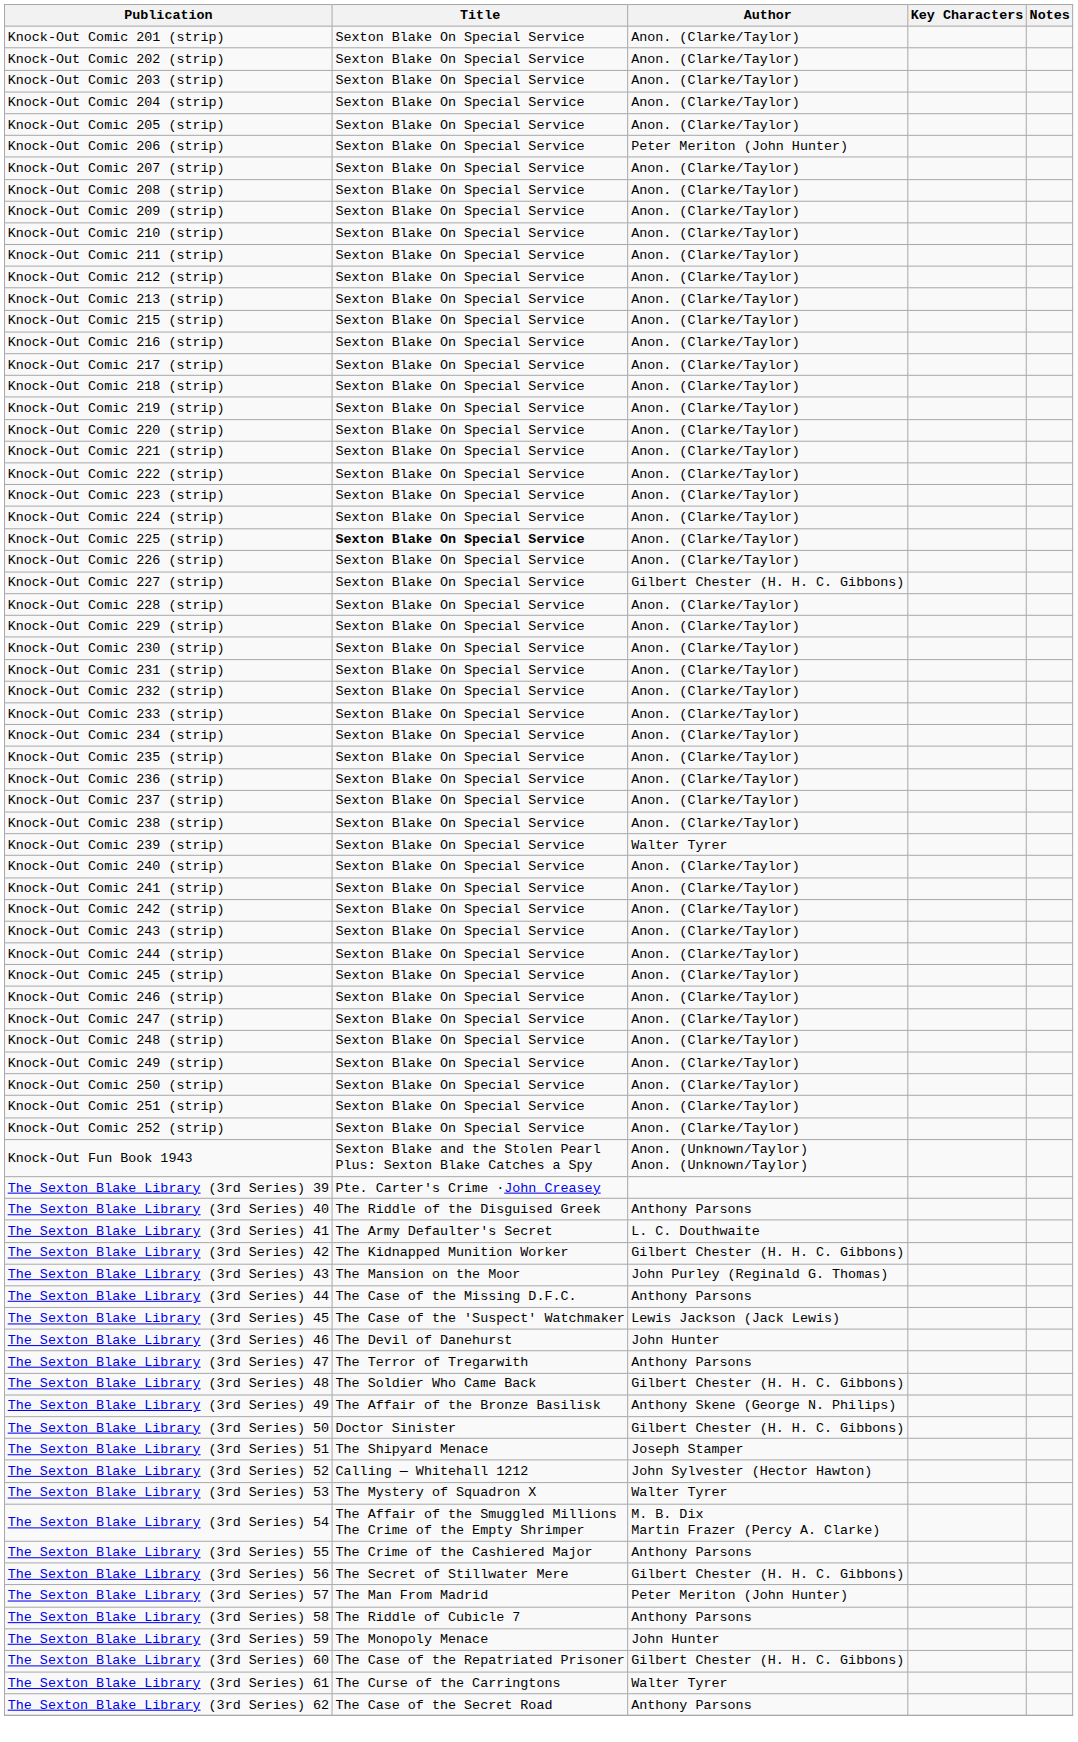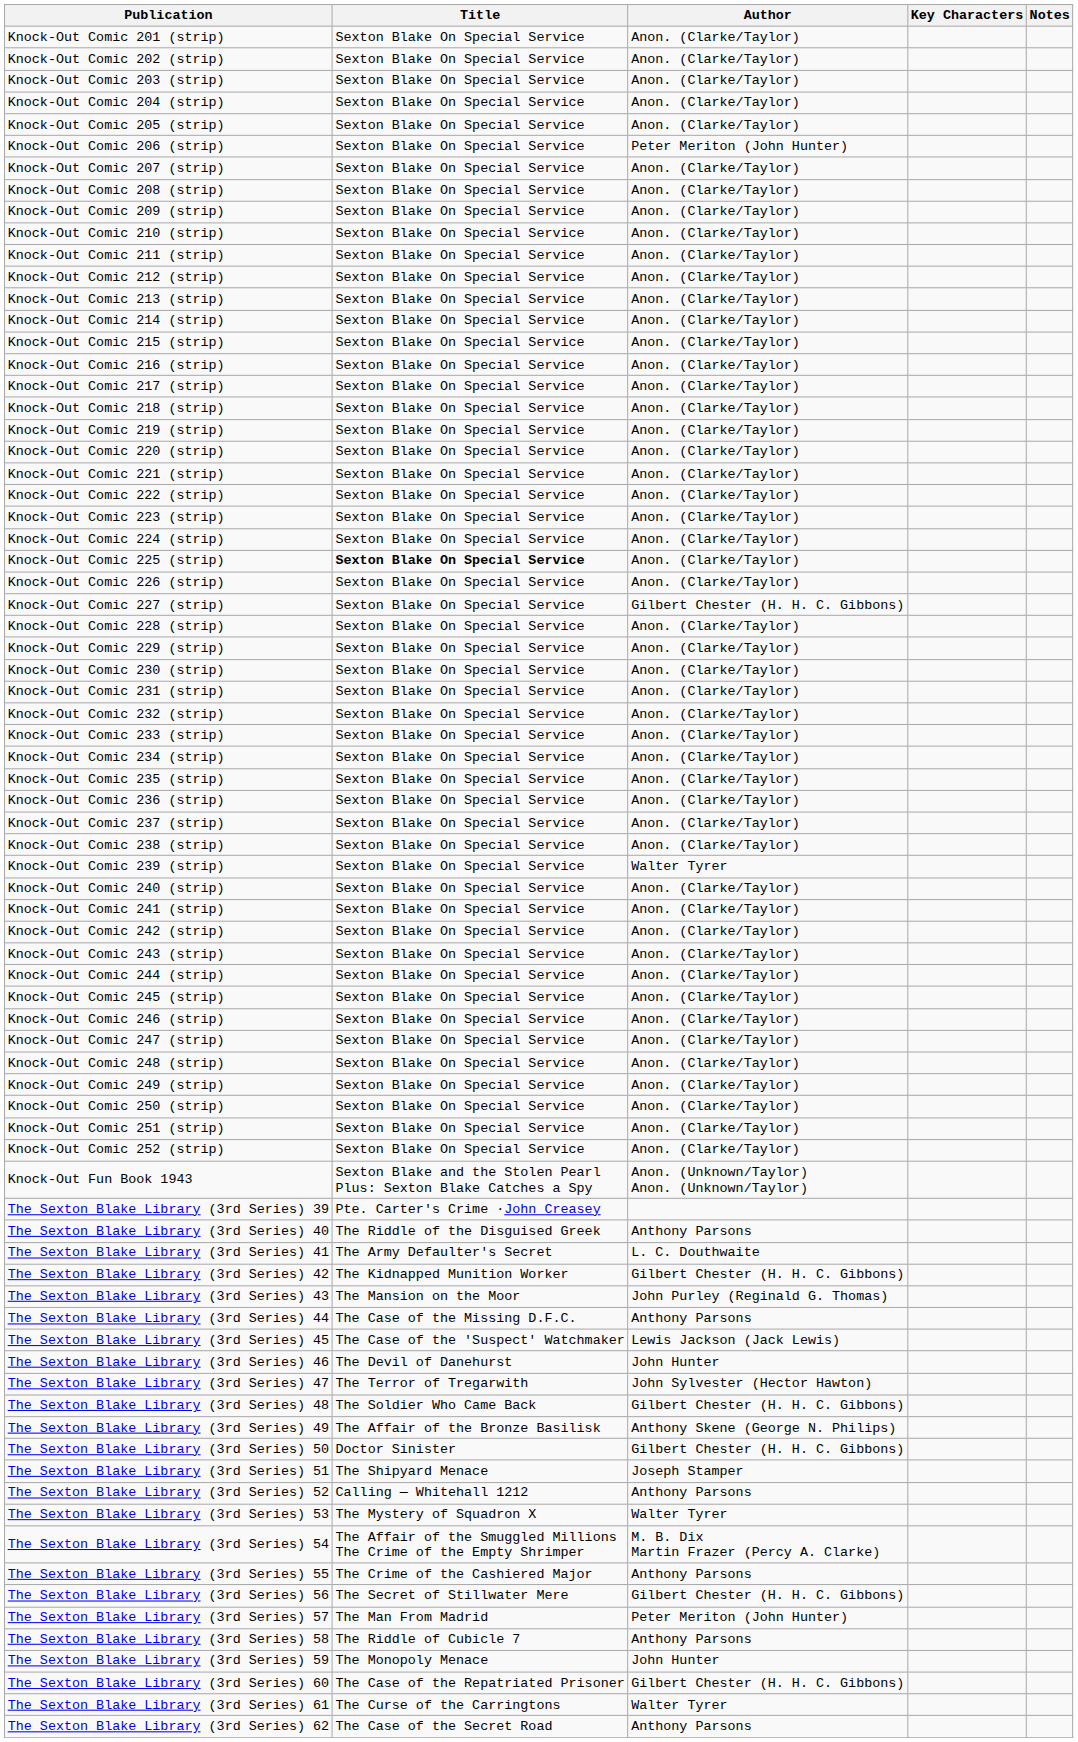+ row: (116, 321)
(691, 1362) Anthony Parsons -> (752, 1384) John Sylvester (Hector Hawton)
(752, 1471) John Sylvester (Hector Hawton) -> (691, 1493) Anthony Parsons
